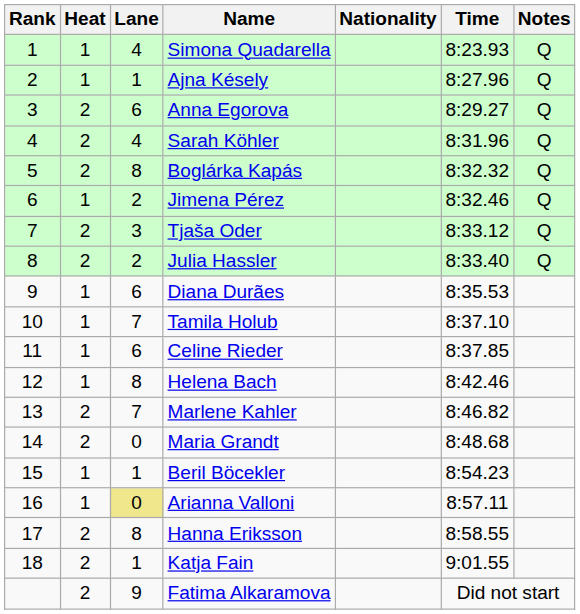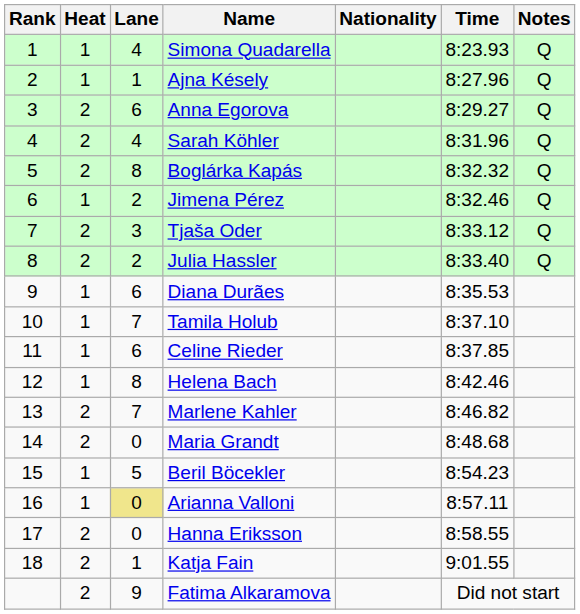(137, 472) 1 -> (137, 472) 5
(137, 532) 8 -> (137, 532) 0
